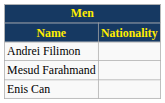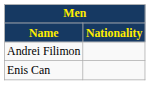- row: (51, 70)
